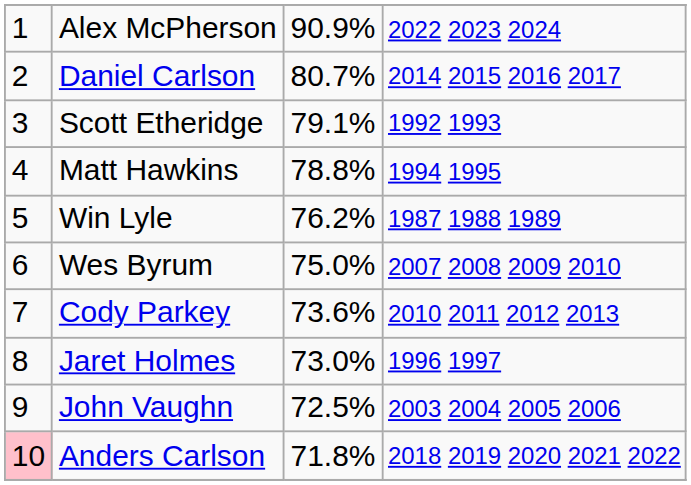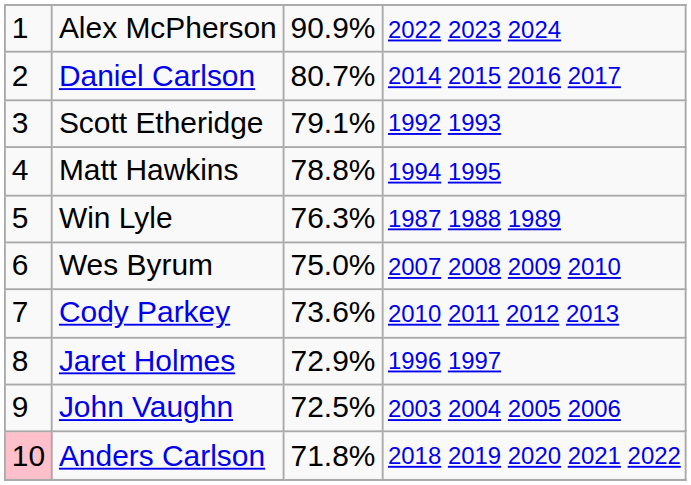(333, 218) 76.2% -> (333, 218) 76.3%
(333, 360) 73.0% -> (333, 360) 72.9%
